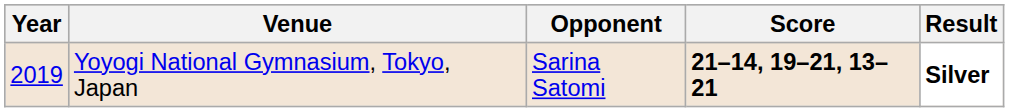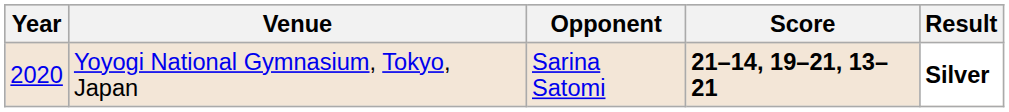(37, 74) 2019 -> (37, 74) 2020
